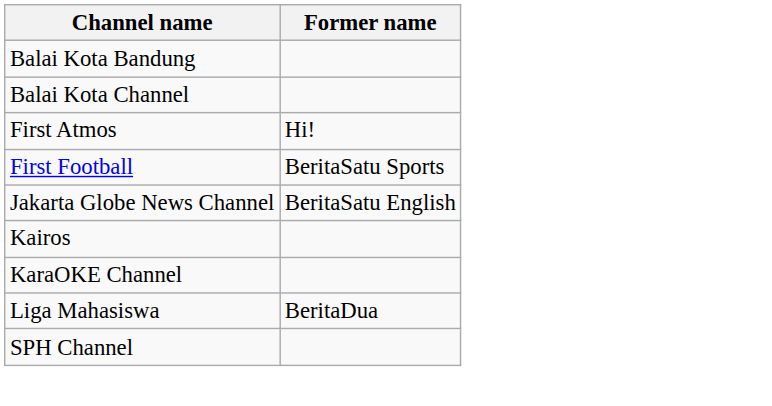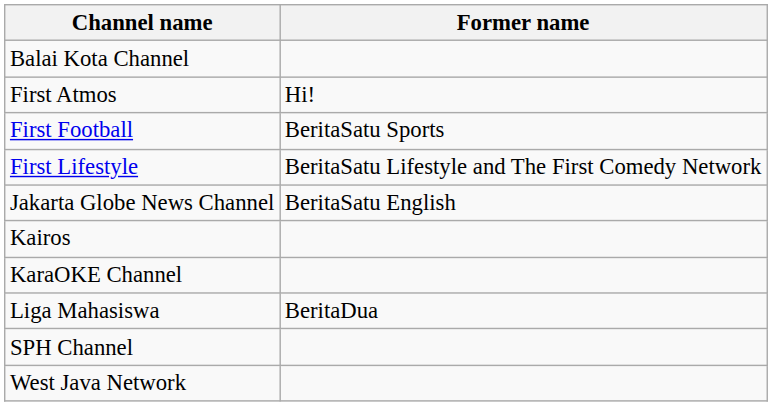- row: (103, 58)
+ row: (74, 166)
+ row: (98, 382)
